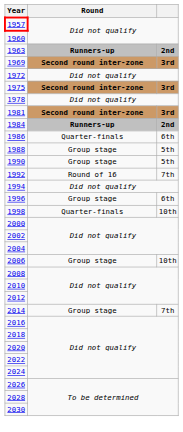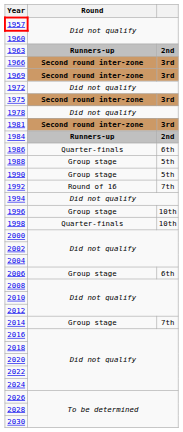+ row: (16, 62)
(168, 198) 6th -> (168, 211) 10th
(168, 260) 10th -> (168, 273) 6th
